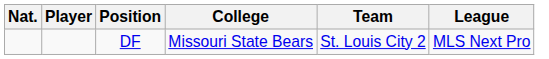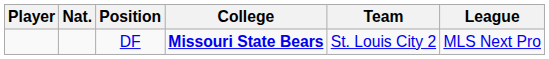columns swapped: (69, 16) <-> (23, 16)
(241, 41) normal -> (246, 41) bold
